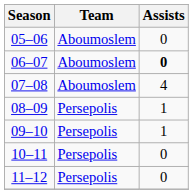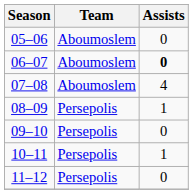(164, 131) 1 -> (164, 131) 0
(164, 154) 0 -> (164, 154) 1
